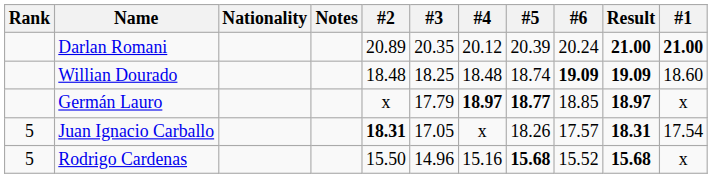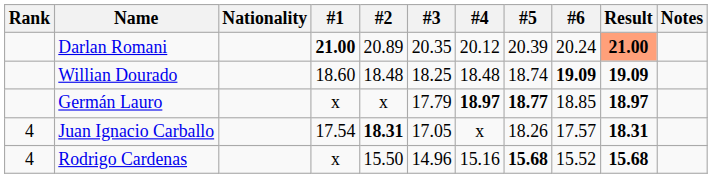columns swapped: (683, 18) <-> (337, 18)
(631, 46) no background -> (628, 46) lightsalmon background
(29, 131) 5 -> (29, 131) 4
(29, 159) 5 -> (29, 159) 4
